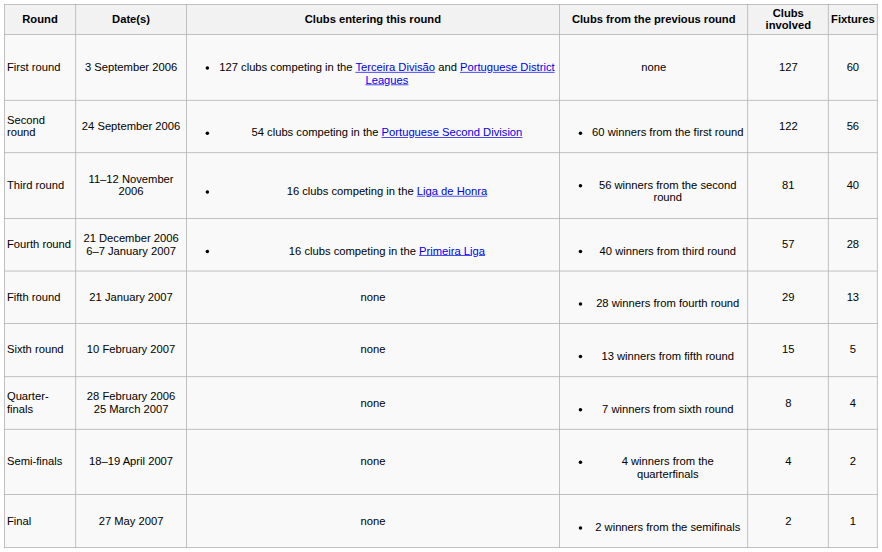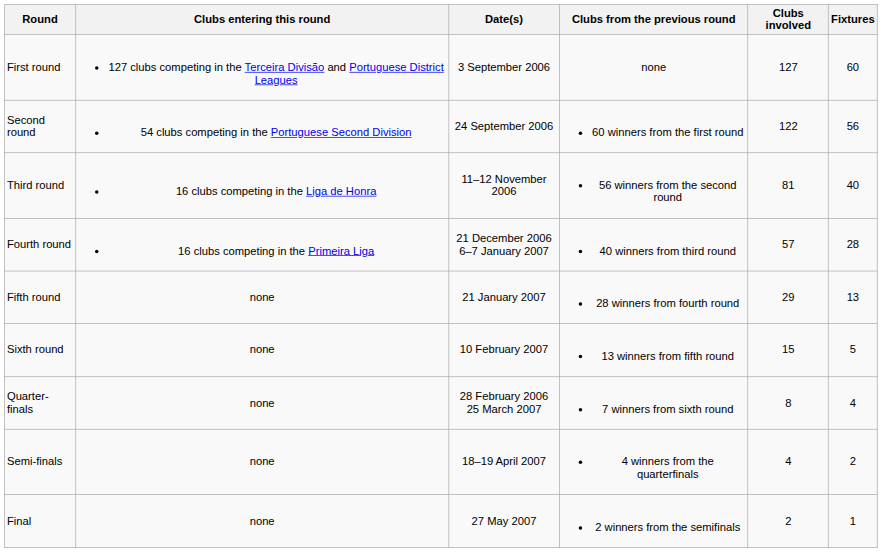columns swapped: (131, 19) <-> (373, 19)
